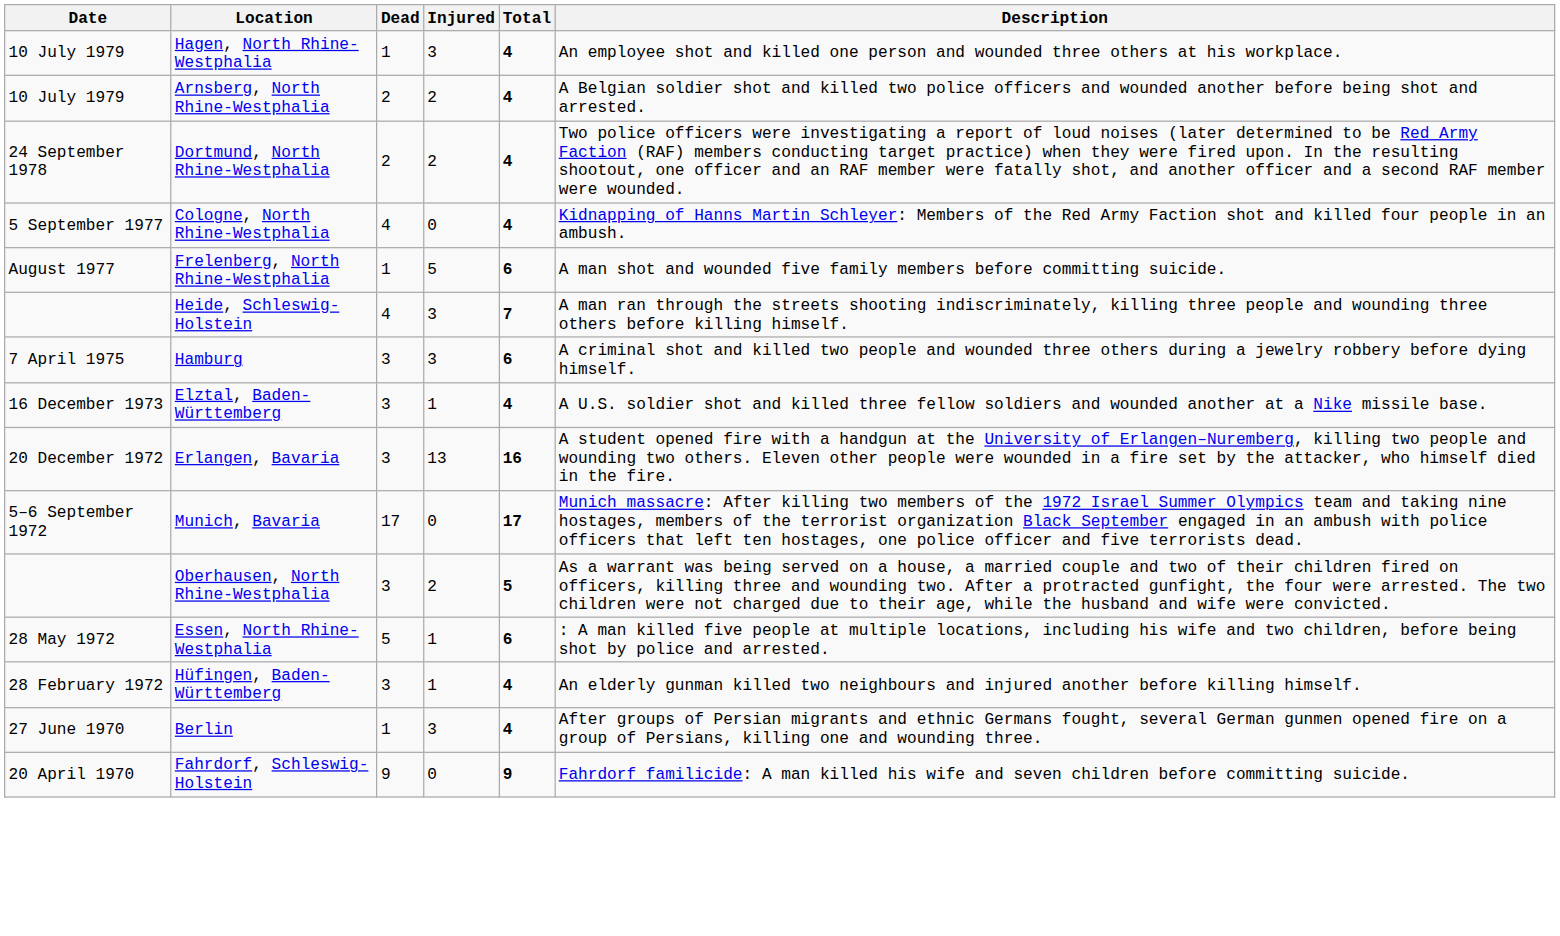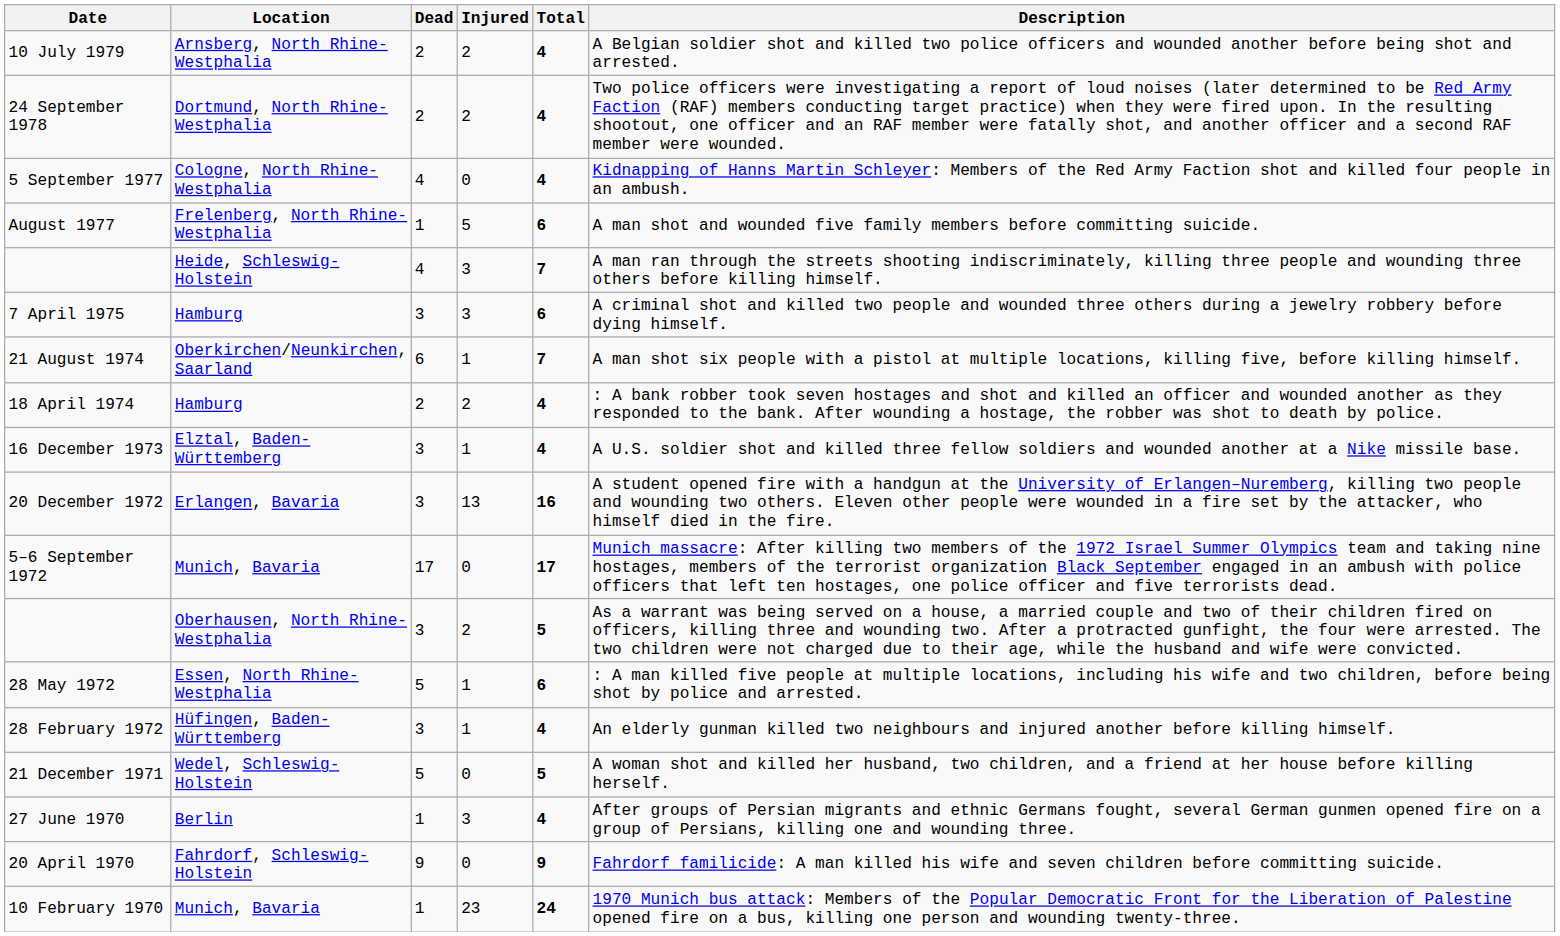- row: (67, 53)
+ row: (76, 360)
+ row: (71, 405)
+ row: (86, 775)
+ row: (86, 909)
